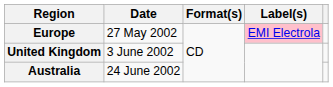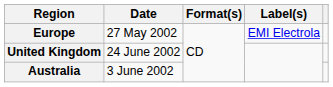(284, 33) pink background -> (284, 33) no background
(140, 52) 3 June 2002 -> (144, 52) 24 June 2002
(144, 71) 24 June 2002 -> (140, 71) 3 June 2002
